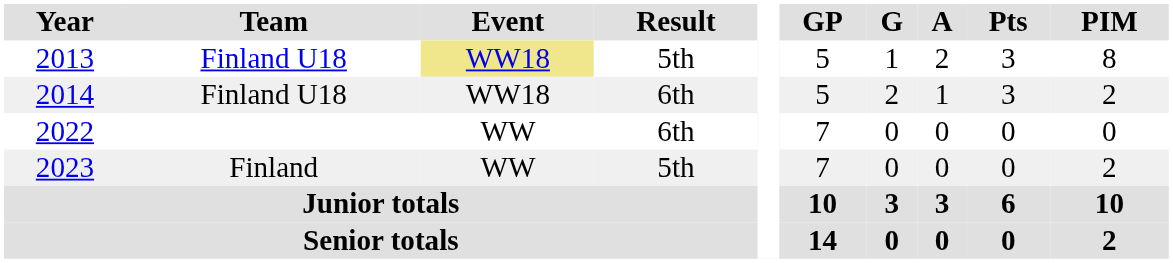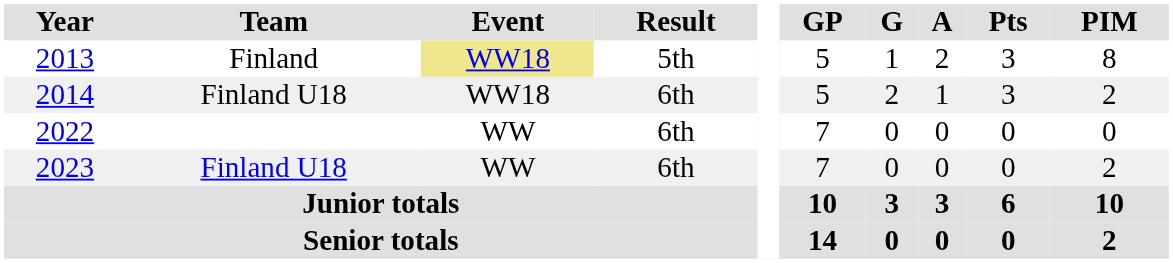(274, 58) Finland U18 -> (274, 58) Finland
(274, 167) Finland -> (274, 167) Finland U18
(676, 167) 5th -> (676, 167) 6th
